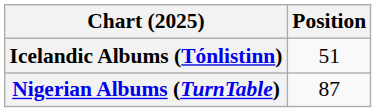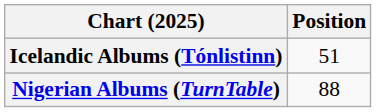(329, 89) 87 -> (329, 89) 88
